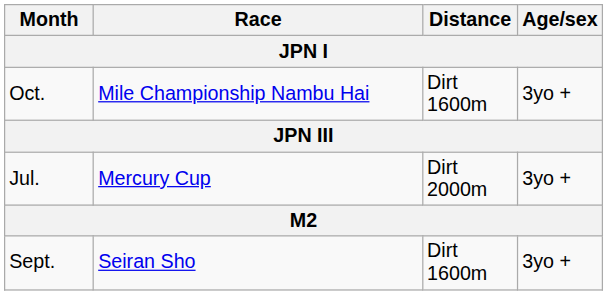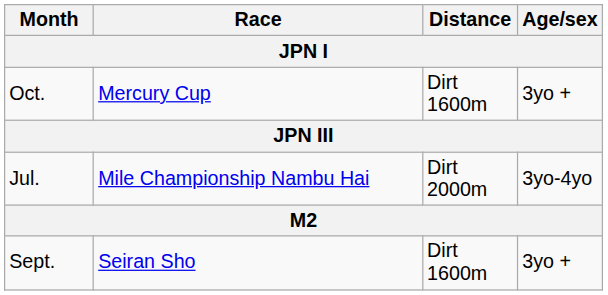(234, 93) Mile Championship Nambu Hai -> (154, 93) Mercury Cup
(154, 178) Mercury Cup -> (234, 178) Mile Championship Nambu Hai
(547, 178) 3yo + -> (557, 178) 3yo-4yo
